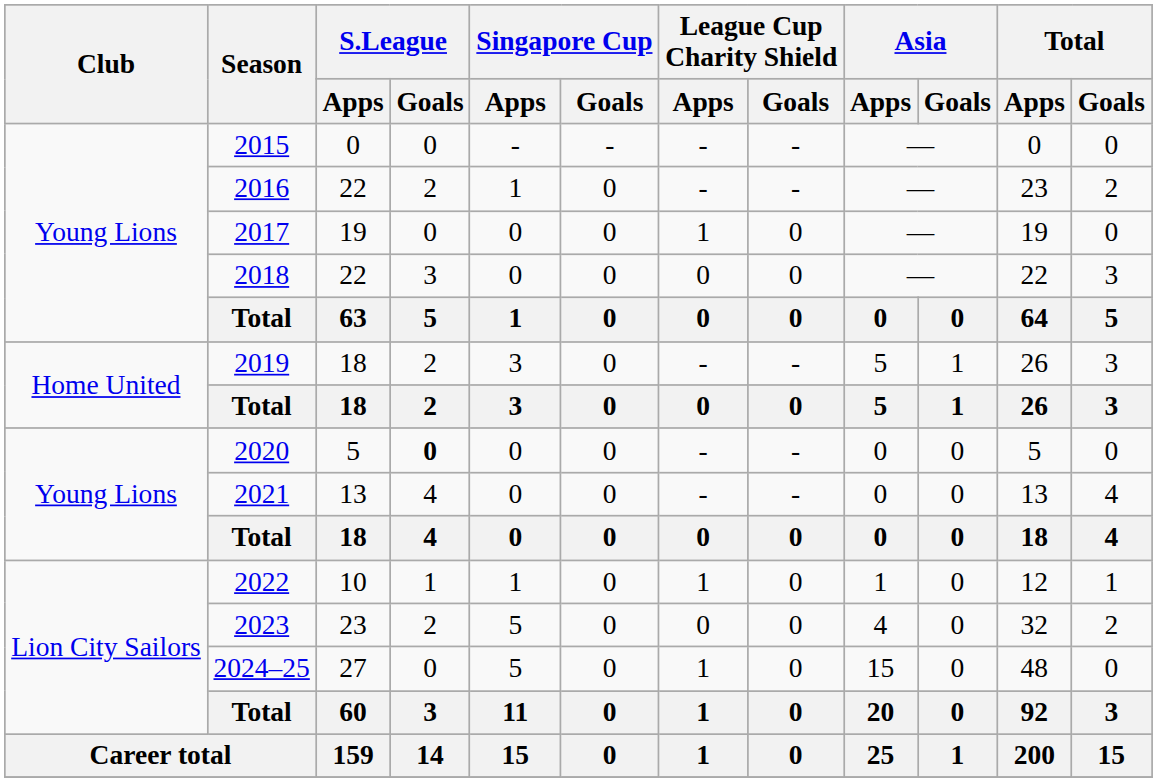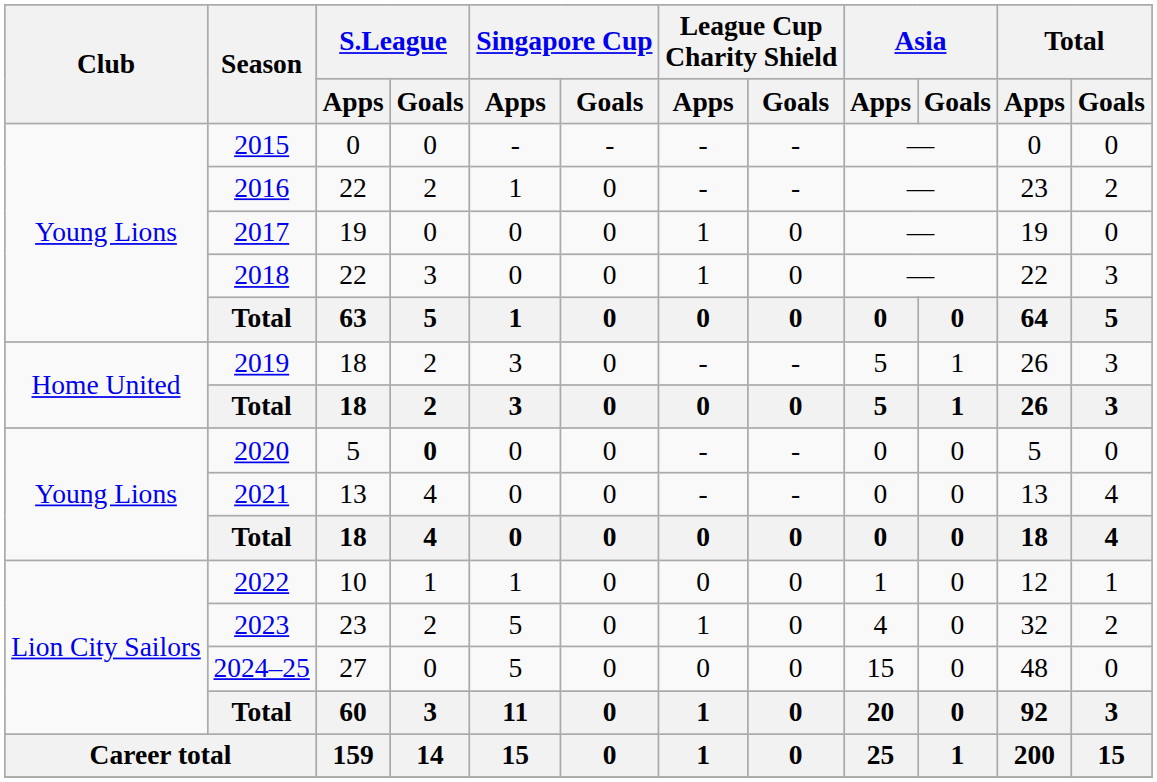(703, 275) 0 -> (703, 275) 1
(703, 581) 1 -> (703, 581) 0
(703, 624) 0 -> (703, 624) 1
(703, 668) 1 -> (703, 668) 0
